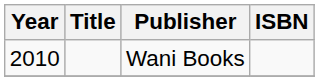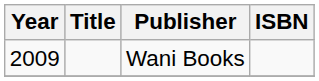(35, 57) 2010 -> (35, 57) 2009
